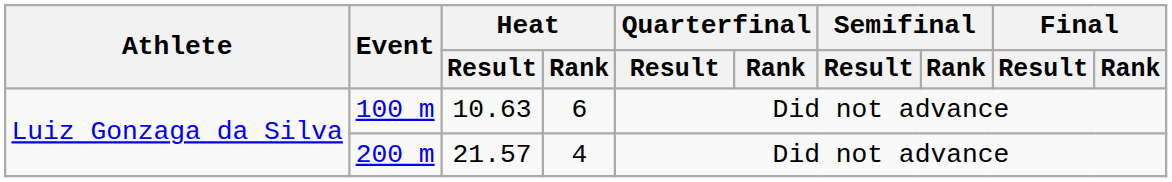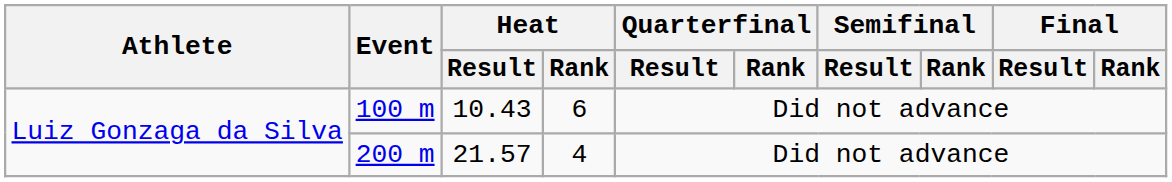(492, 110) 10.63 -> (492, 110) 10.43
